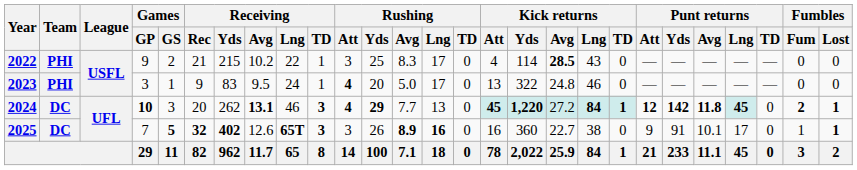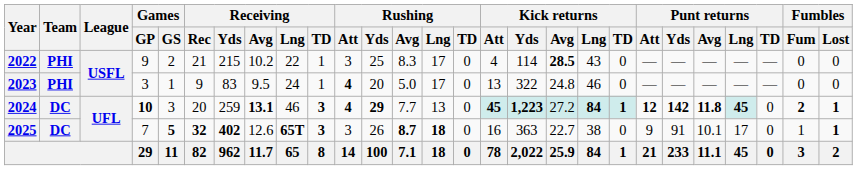(229, 107) 262 -> (229, 107) 259
(527, 107) 1,220 -> (527, 107) 1,223
(407, 130) 8.9 -> (407, 130) 8.7
(438, 130) 16 -> (438, 130) 18
(527, 130) 360 -> (527, 130) 363
